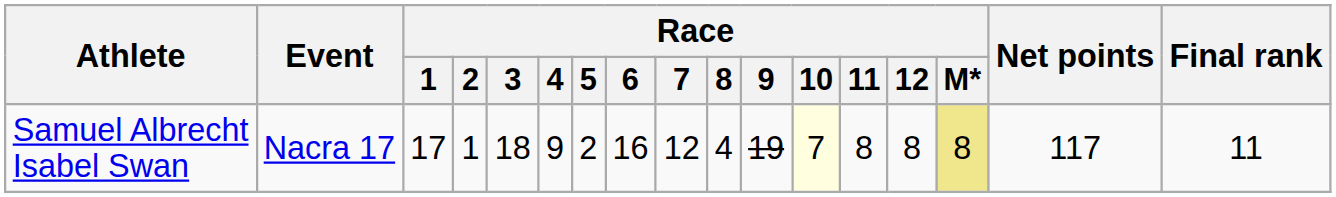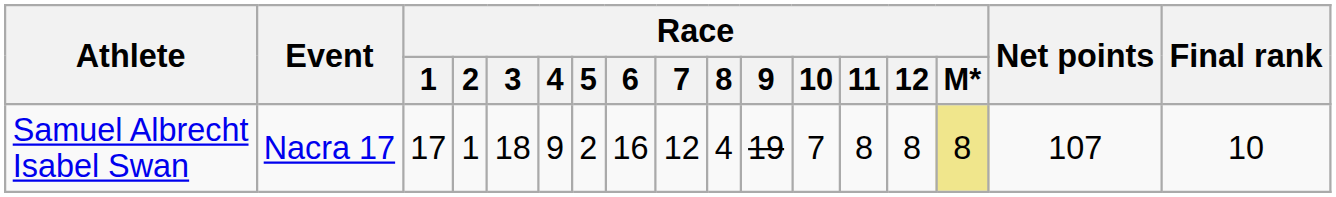(816, 149) lightyellow background -> (816, 149) no background
(1075, 149) 117 -> (1075, 149) 107
(1246, 149) 11 -> (1246, 149) 10
